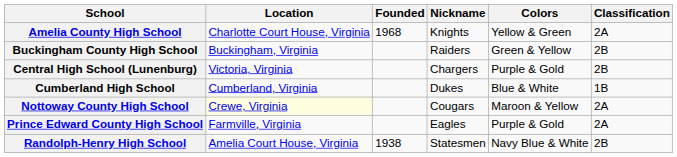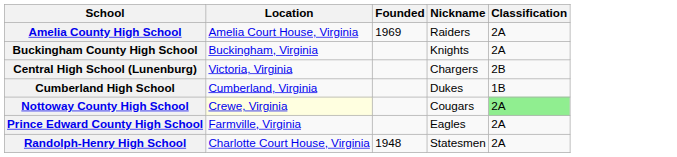- column: (540, 13)
(289, 32) Charlotte Court House, Virginia -> (283, 32) Amelia Court House, Virginia
(388, 32) 1968 -> (388, 32) 1969
(449, 32) Knights -> (450, 32) Raiders
(450, 50) Raiders -> (449, 50) Knights
(601, 50) 2B -> (498, 50) 2A
(601, 106) no background -> (498, 106) lightgreen background
(283, 143) Amelia Court House, Virginia -> (289, 143) Charlotte Court House, Virginia
(388, 143) 1938 -> (388, 143) 1948
(601, 143) 2B -> (498, 143) 2A
